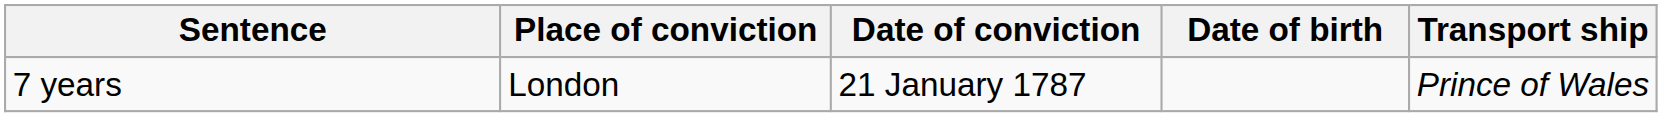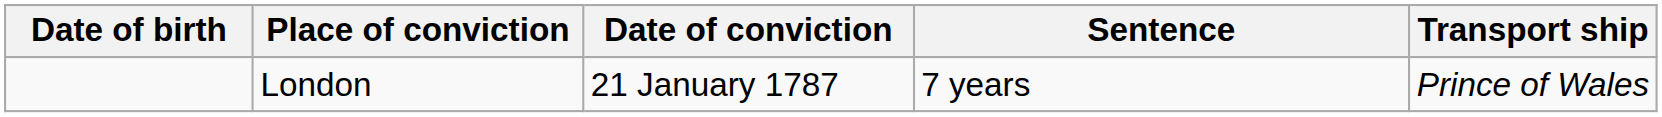columns swapped: (1285, 30) <-> (253, 30)
